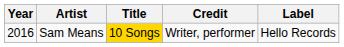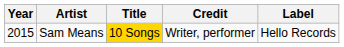(20, 33) 2016 -> (20, 33) 2015
